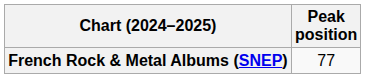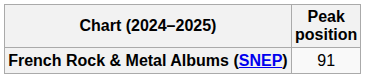(326, 60) 77 -> (326, 60) 91
